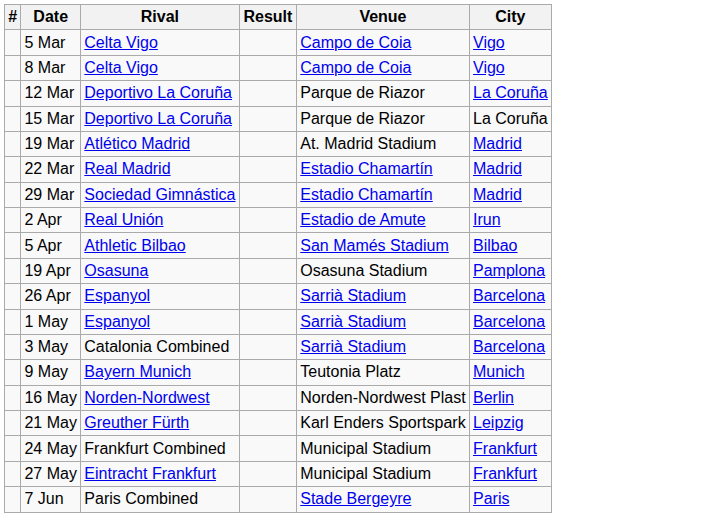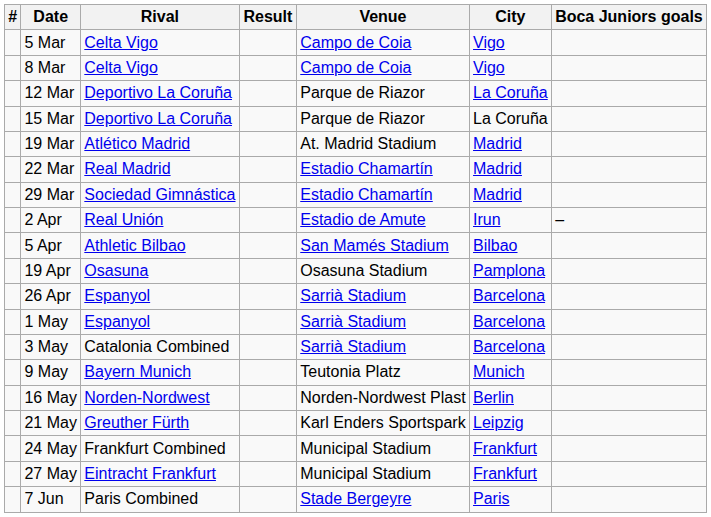+ column: (629, 17)
